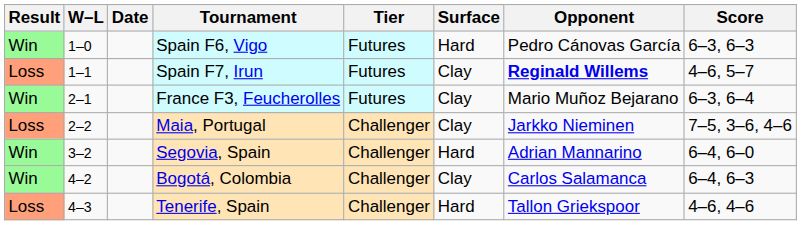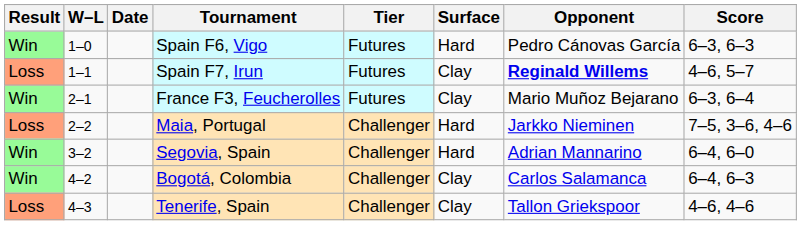(455, 125) Clay -> (456, 125) Hard
(456, 206) Hard -> (455, 206) Clay
